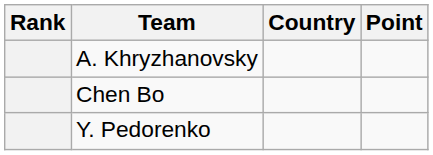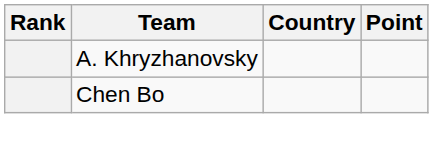- row: (143, 130)
